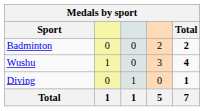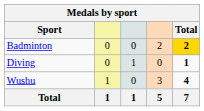(186, 47) no background -> (186, 47) gold background
rows swapped: (21, 80) <-> (21, 63)
